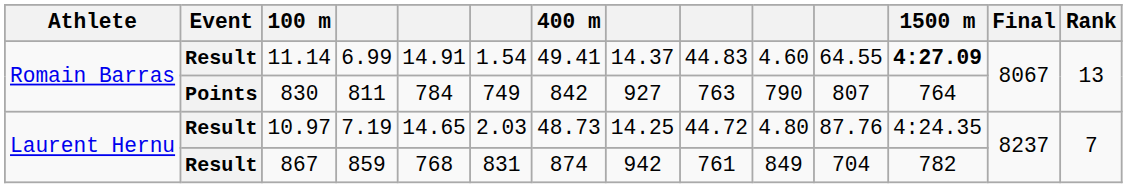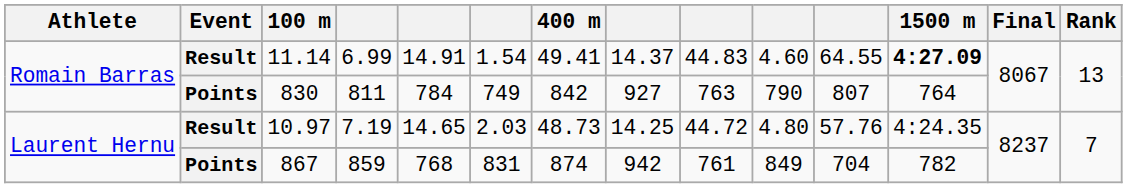(851, 129) 87.76 -> (851, 129) 57.76
(221, 165) Result -> (221, 165) Points
